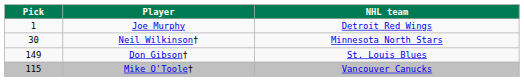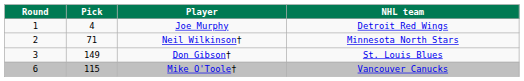+ column: (35, 12)
(33, 26) 1 -> (92, 26) 4
(33, 40) 30 -> (92, 40) 71
